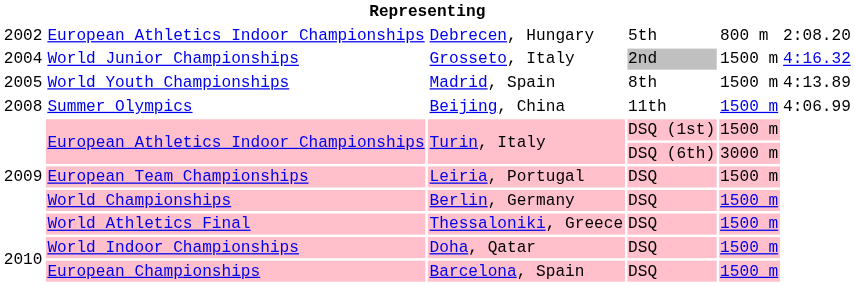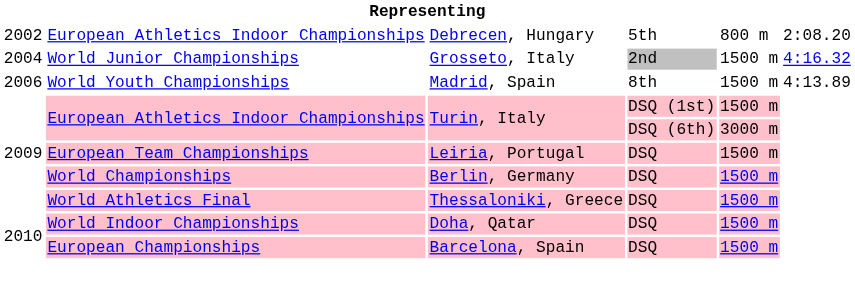(23, 83) 2005 -> (23, 83) 2006
- row: (497, 106)
